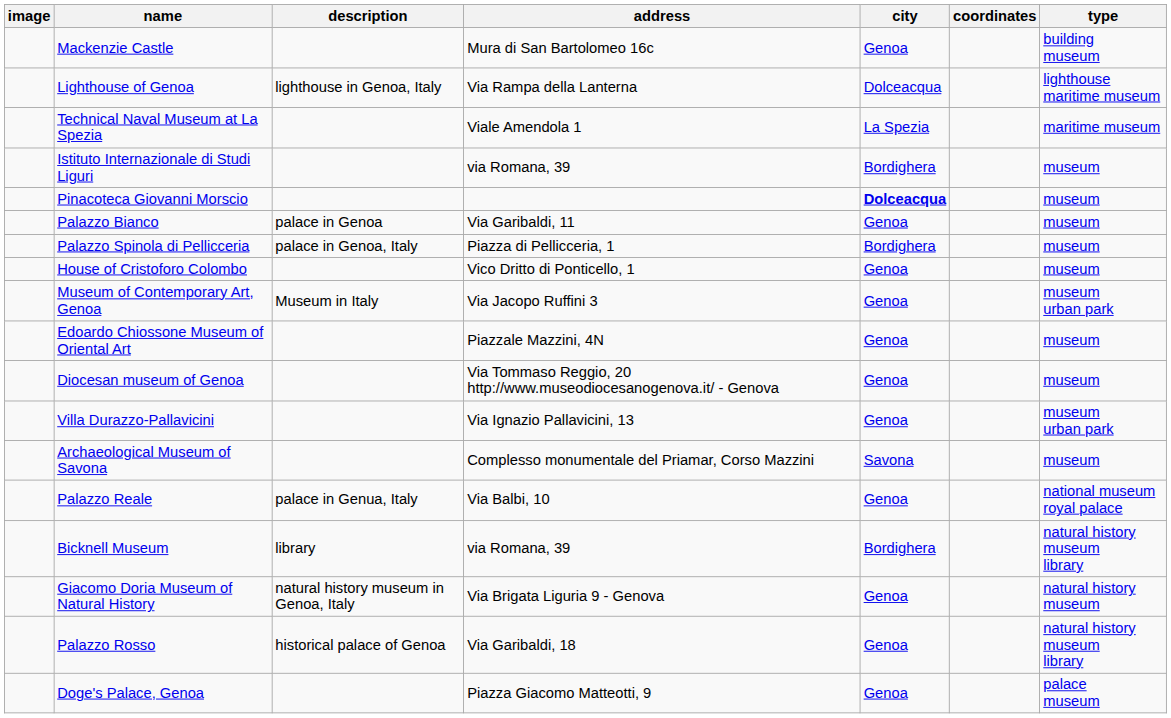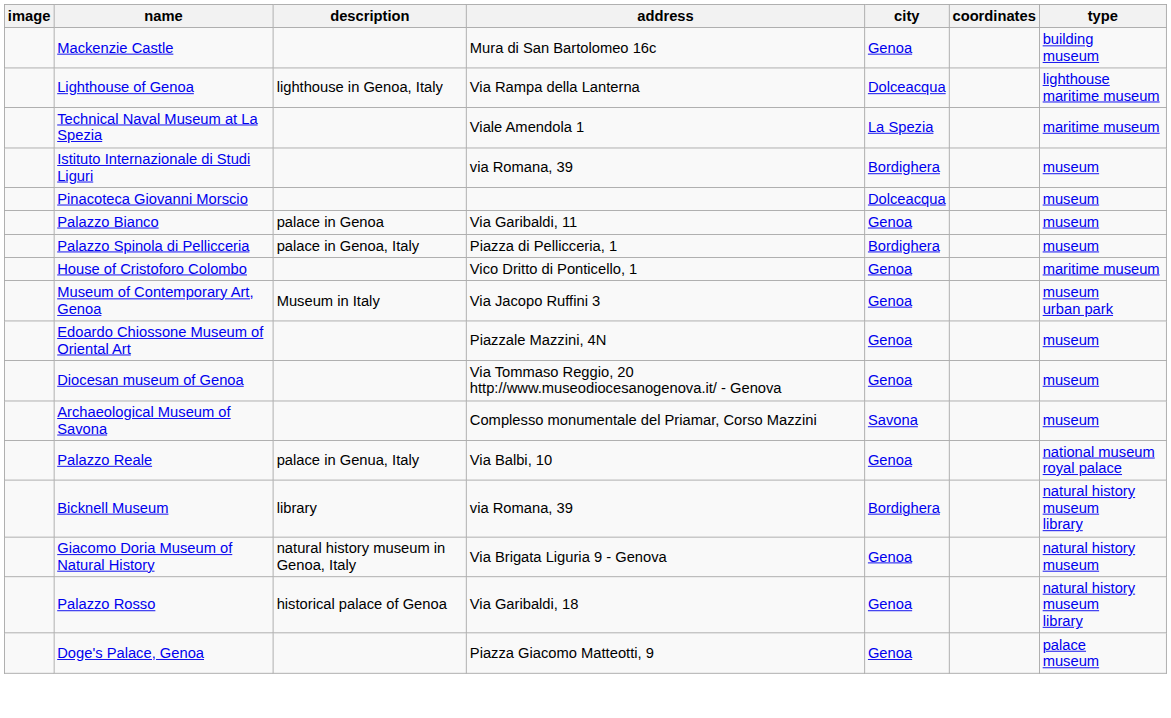(905, 199) bold -> (907, 199) normal
(1071, 269) museum -> (1101, 269) maritime museum
- row: (136, 420)
